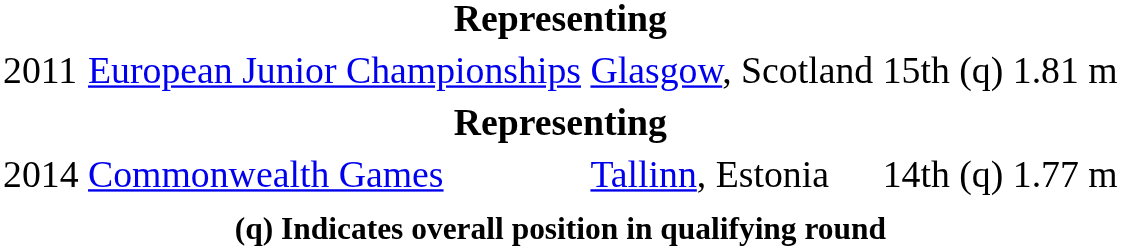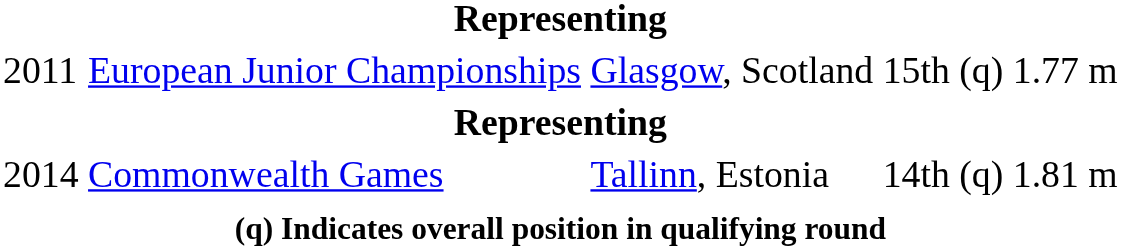(1065, 70) 1.81 m -> (1065, 70) 1.77 m
(1065, 174) 1.77 m -> (1065, 174) 1.81 m
